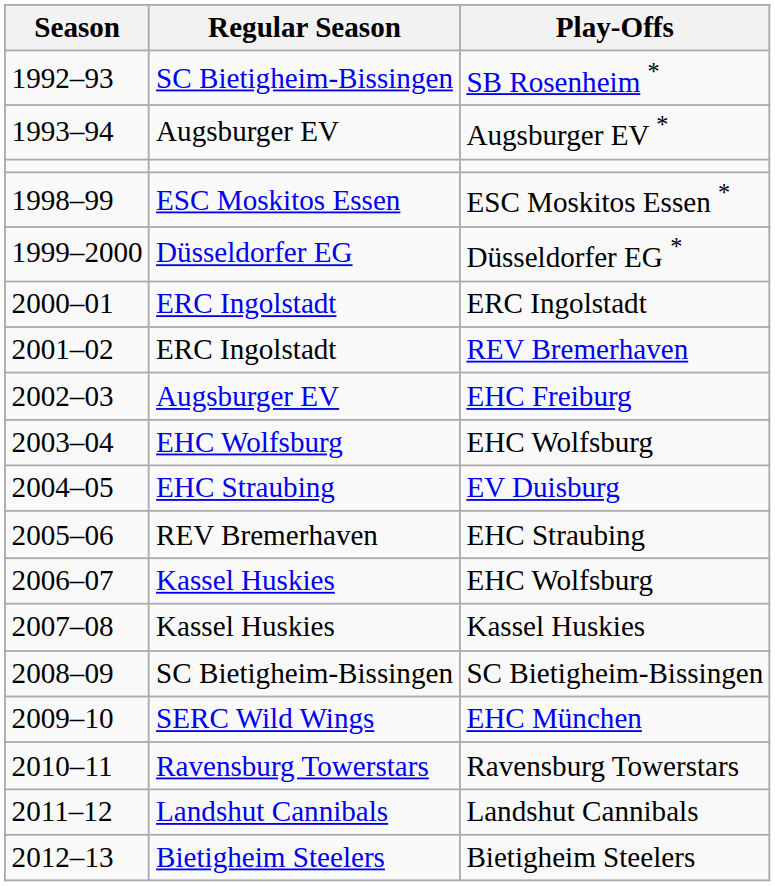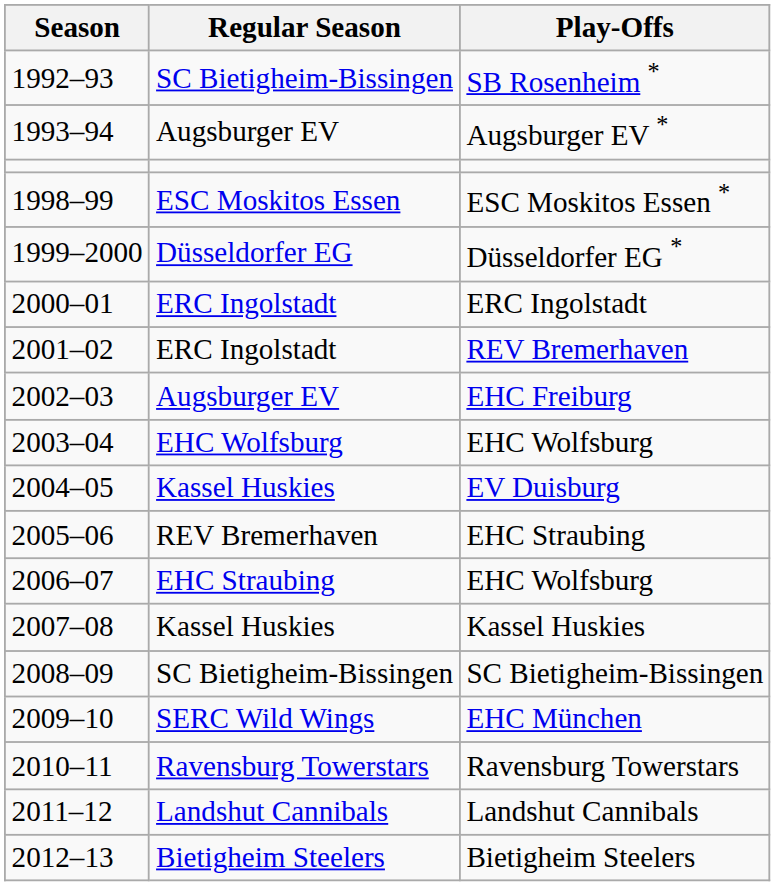(245, 488) EHC Straubing -> (245, 488) Kassel Huskies
(245, 580) Kassel Huskies -> (245, 580) EHC Straubing
